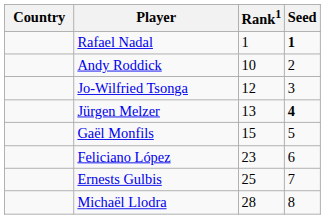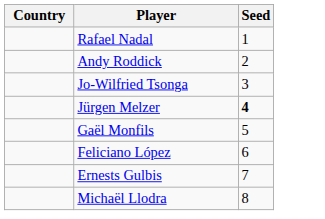- column: (261, 17)
(291, 42) bold -> (245, 38) normal
